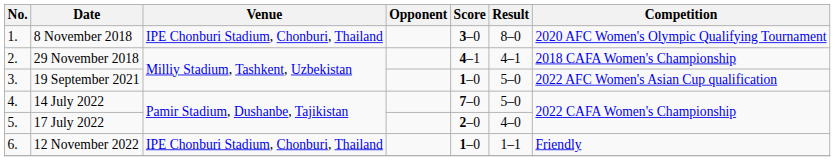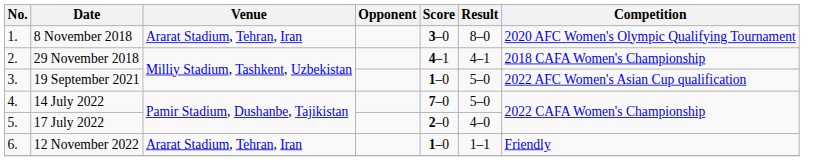(264, 36) IPE Chonburi Stadium, Chonburi, Thailand -> (224, 36) Ararat Stadium, Tehran, Iran
(264, 144) IPE Chonburi Stadium, Chonburi, Thailand -> (224, 144) Ararat Stadium, Tehran, Iran
